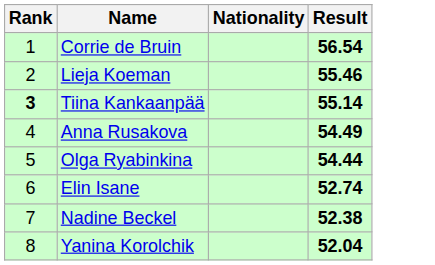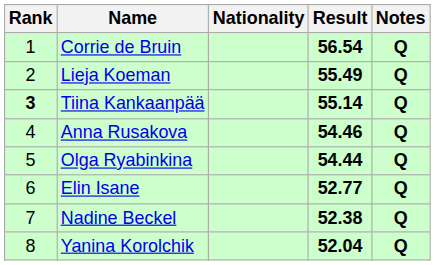+ column: (401, 18)
(340, 75) 55.46 -> (340, 75) 55.49
(340, 132) 54.49 -> (340, 132) 54.46
(340, 189) 52.74 -> (340, 189) 52.77
